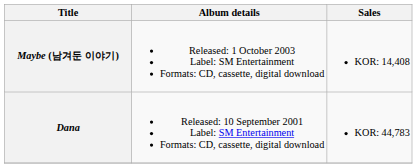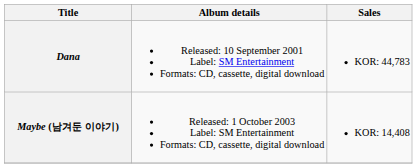rows swapped: (68, 127) <-> (68, 56)
